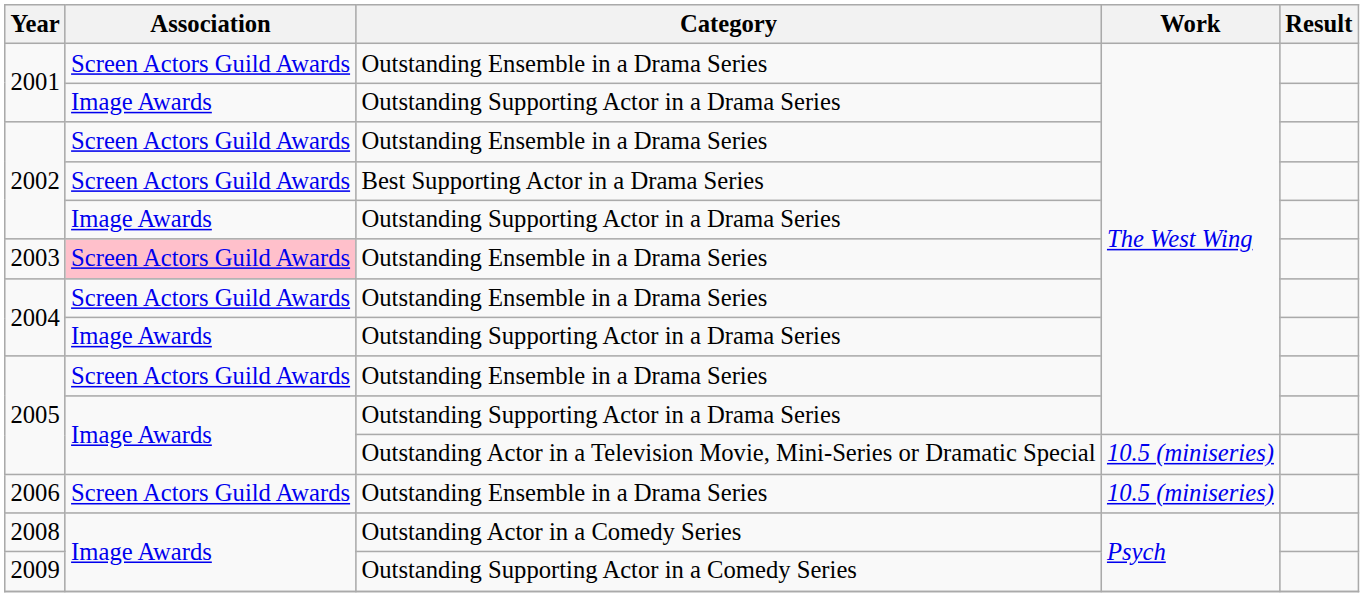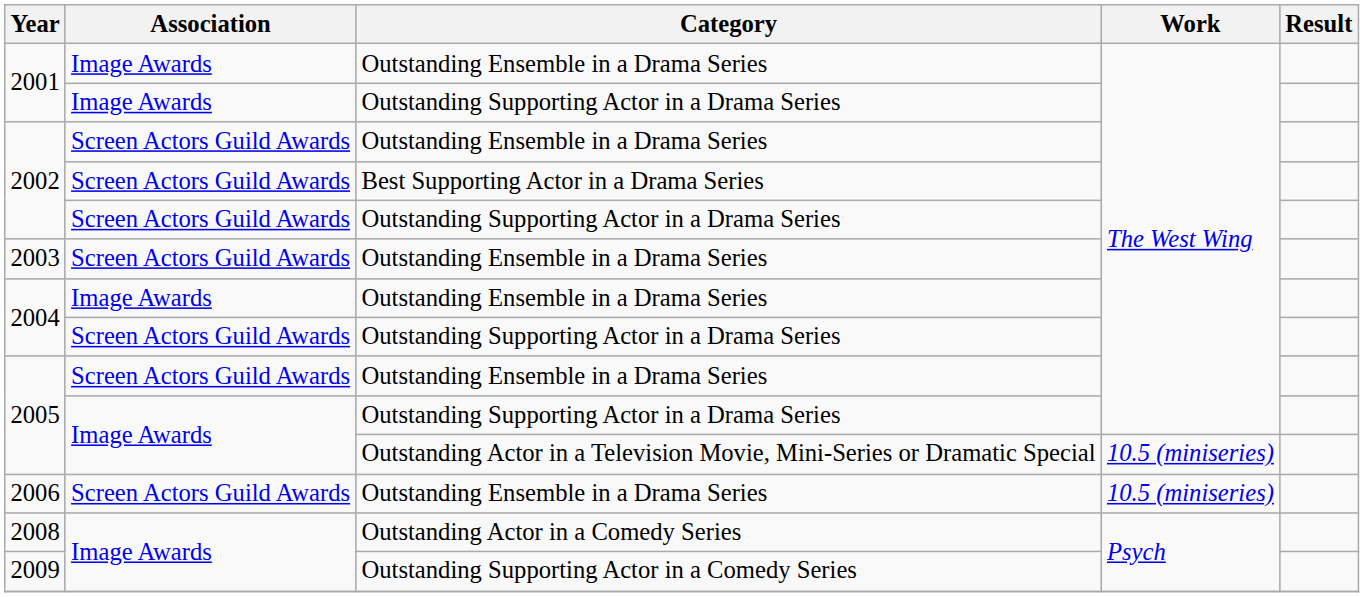(211, 63) Screen Actors Guild Awards -> (141, 63) Image Awards
(141, 219) Image Awards -> (211, 219) Screen Actors Guild Awards
(211, 258) pink background -> (211, 258) no background
(211, 297) Screen Actors Guild Awards -> (141, 297) Image Awards
(141, 336) Image Awards -> (211, 336) Screen Actors Guild Awards
